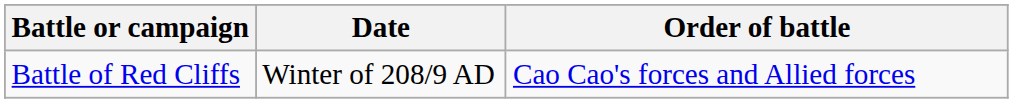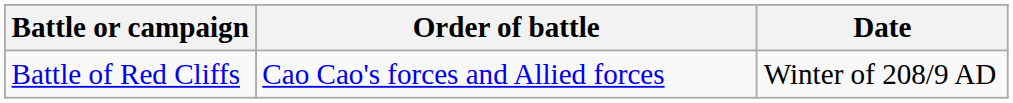columns swapped: (757, 27) <-> (381, 27)
